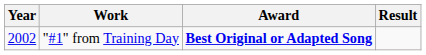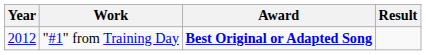(22, 38) 2002 -> (22, 38) 2012
